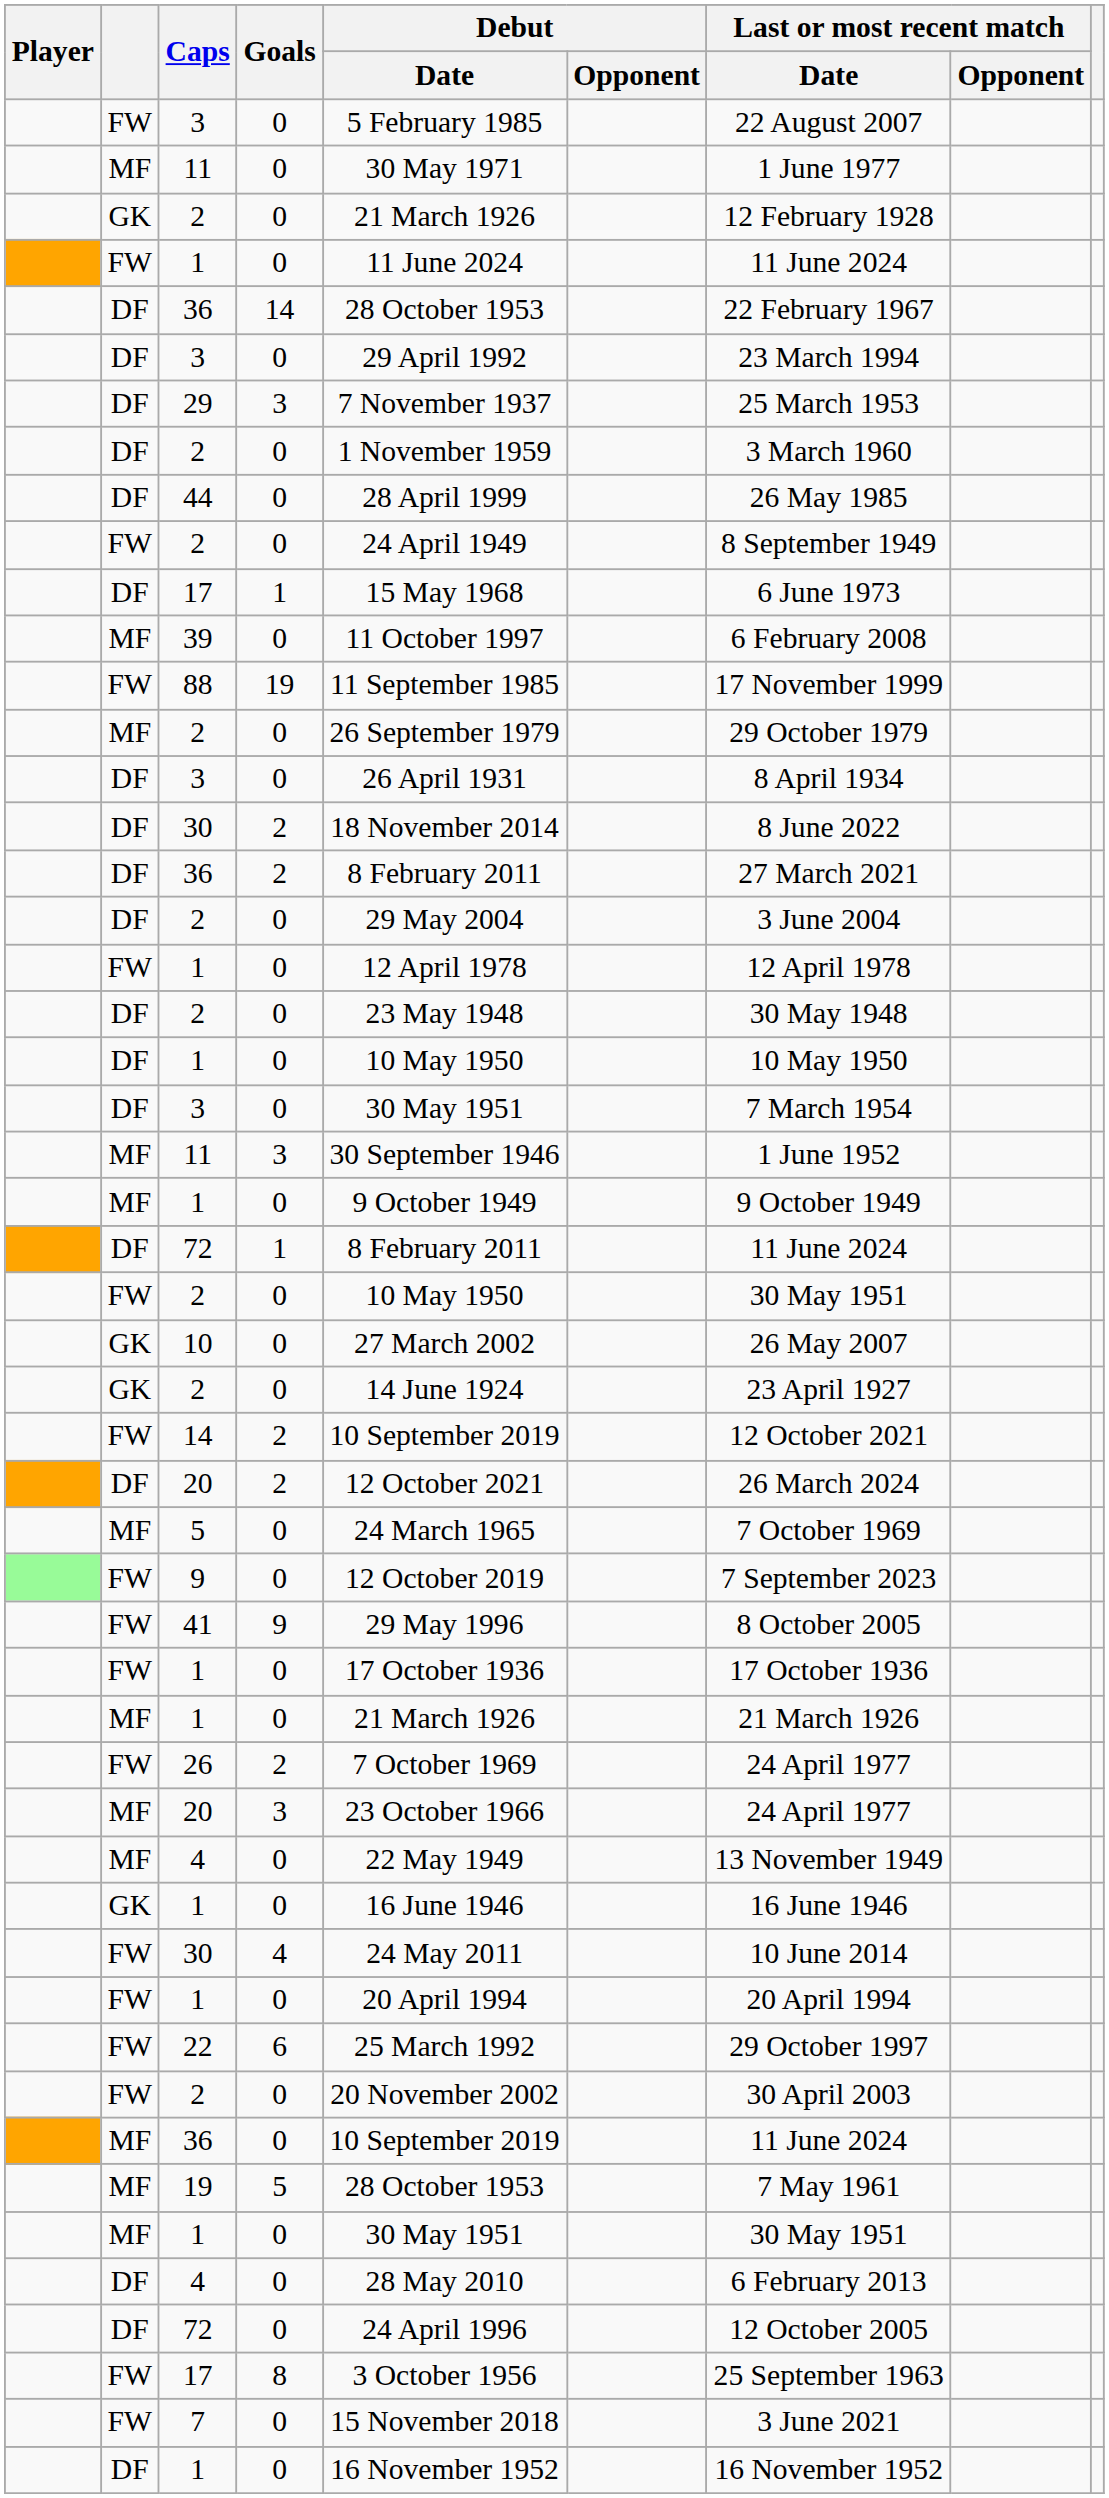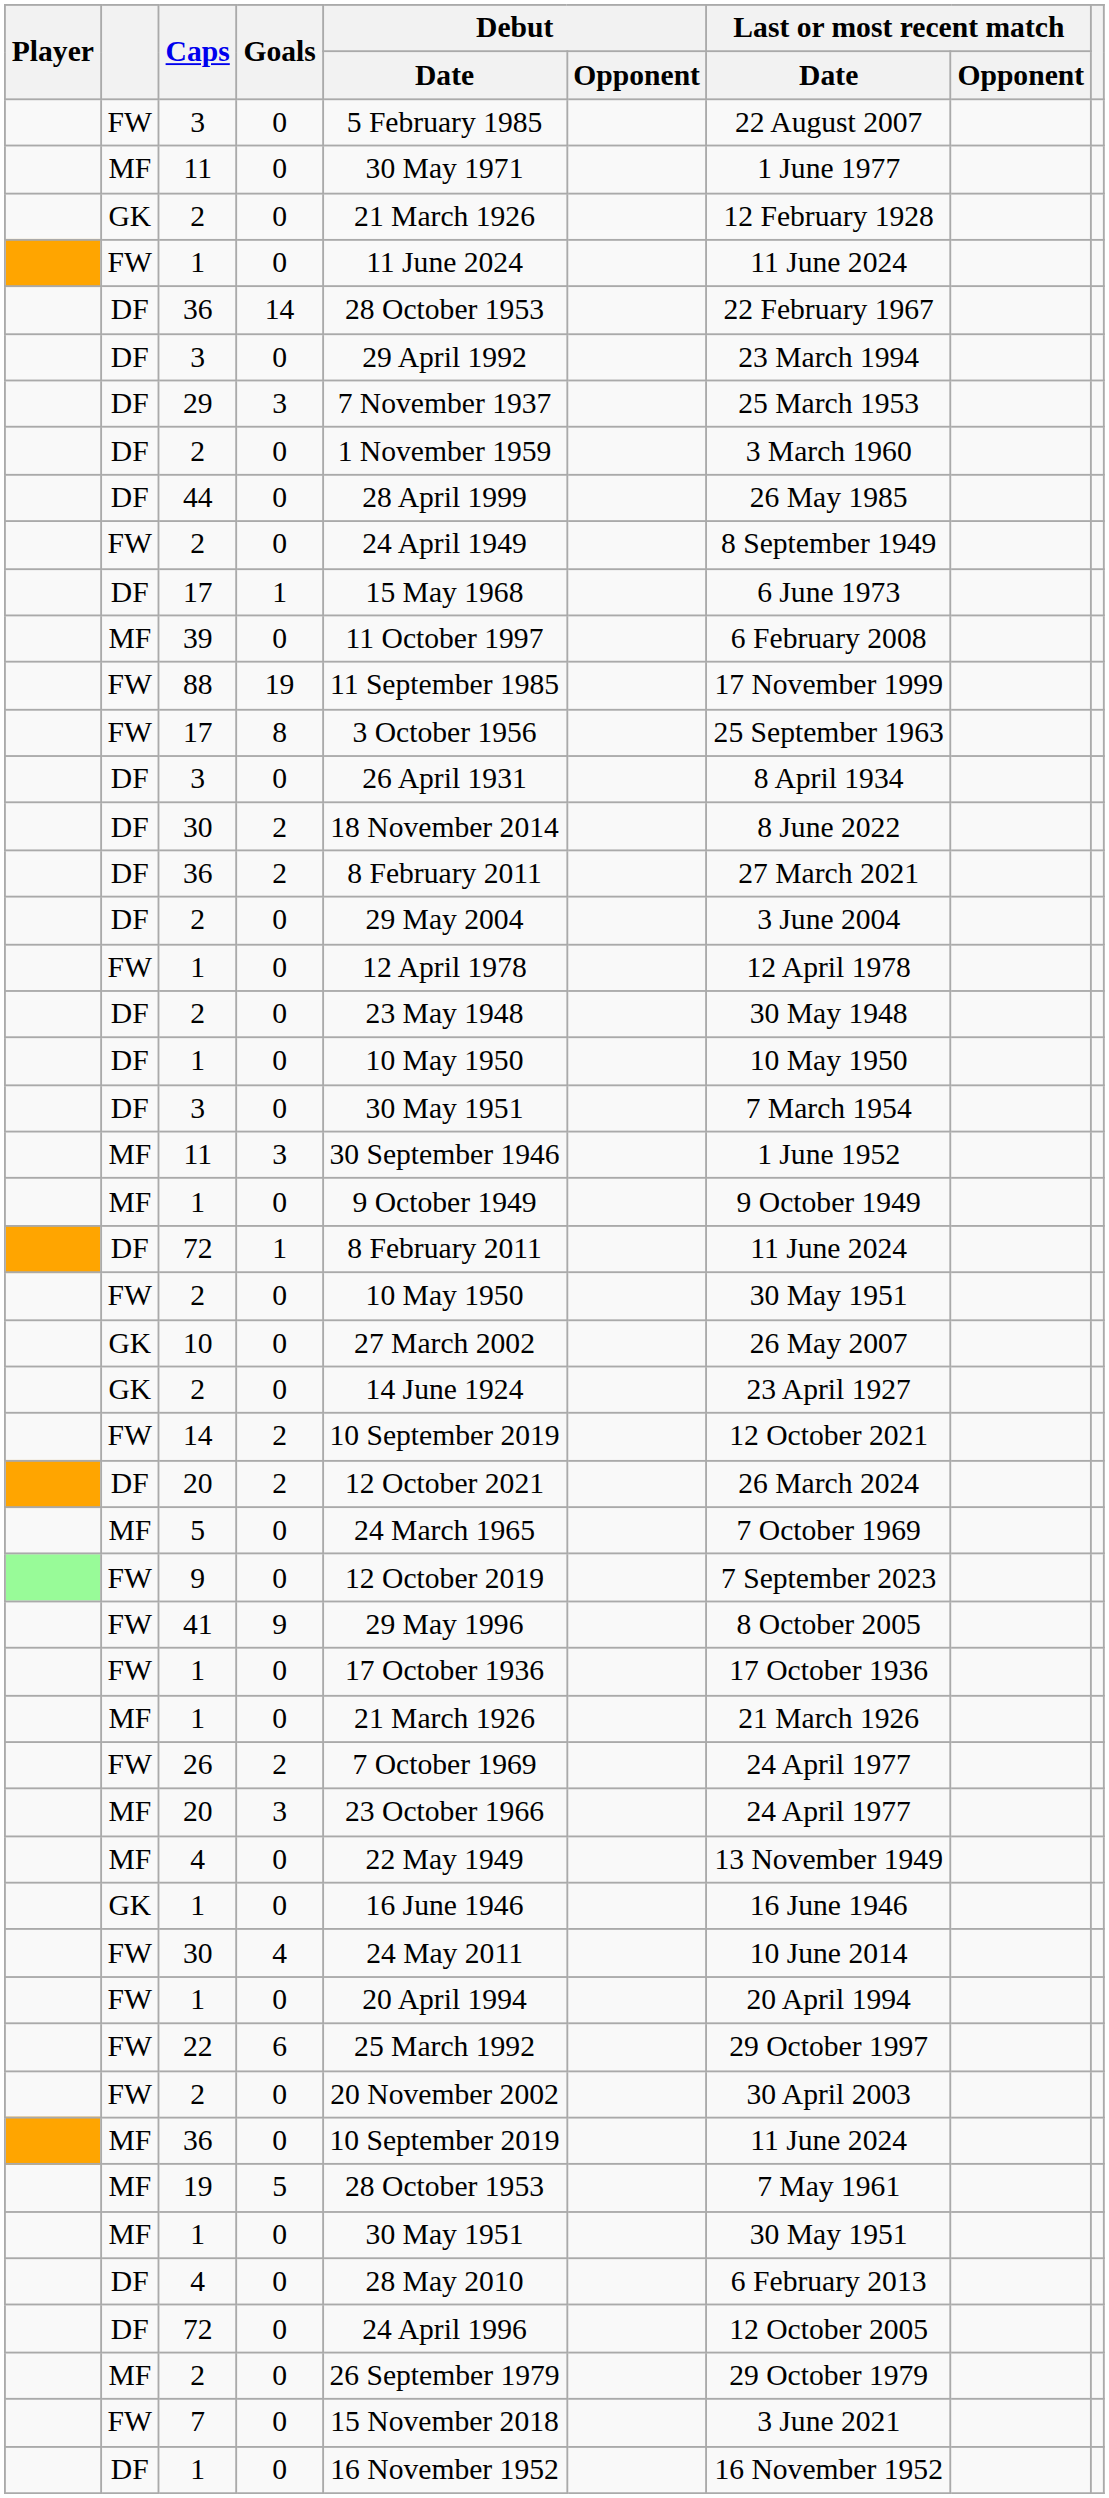rows swapped: (130, 732) <-> (130, 2375)
